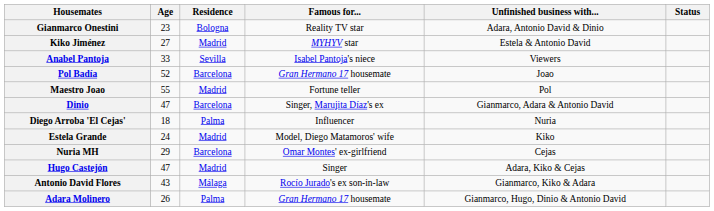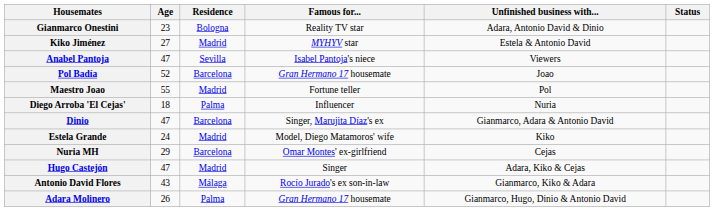(165, 58) 33 -> (165, 58) 47
rows swapped: (78, 105) <-> (78, 121)
